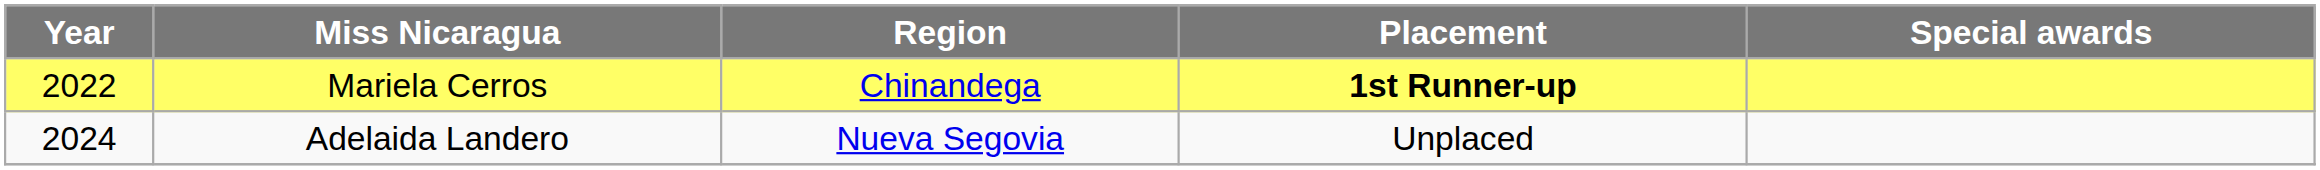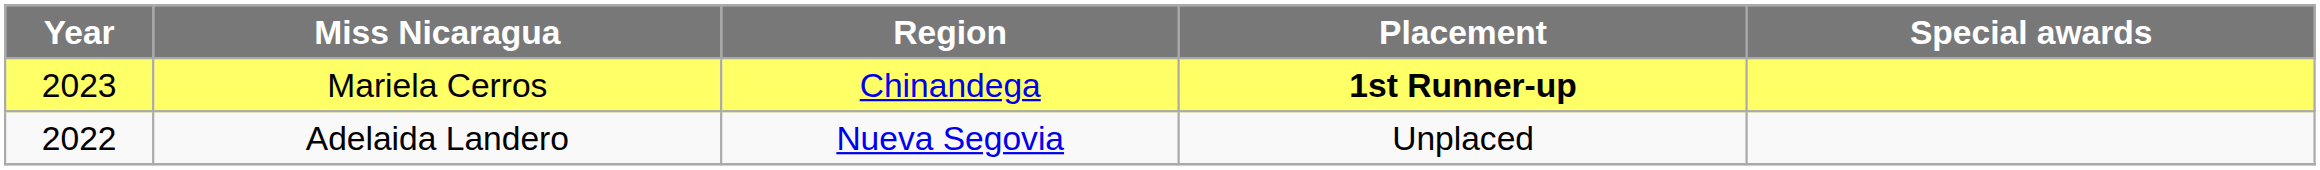(79, 85) 2022 -> (79, 85) 2023
(79, 138) 2024 -> (79, 138) 2022
